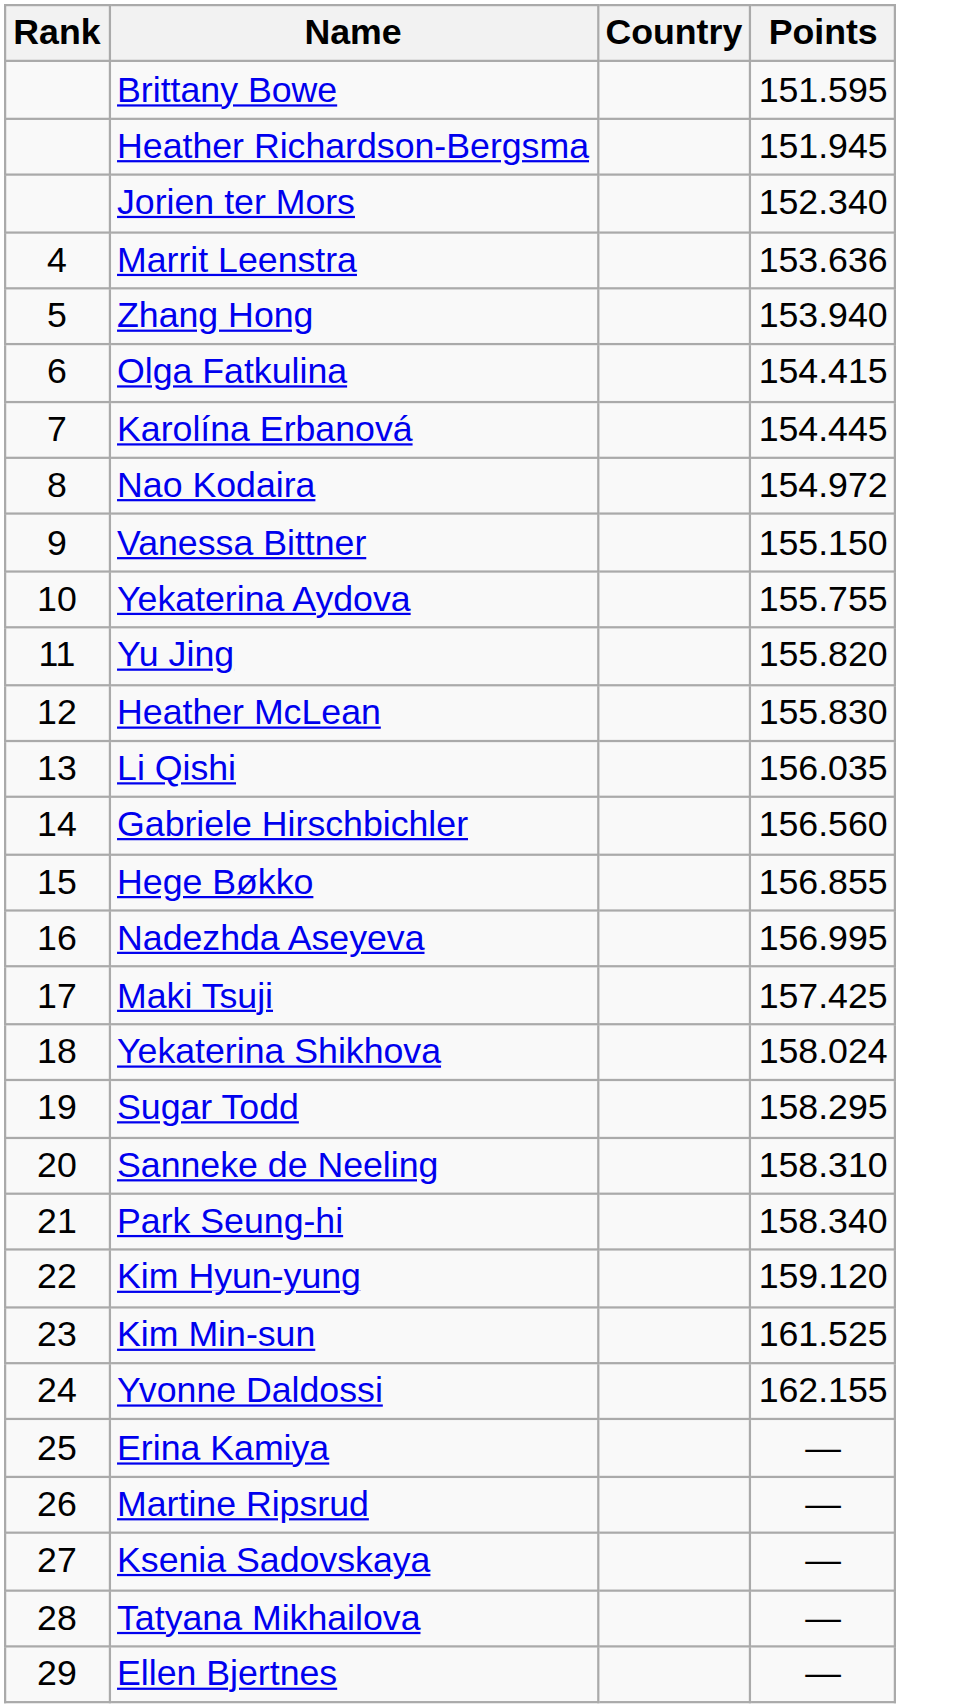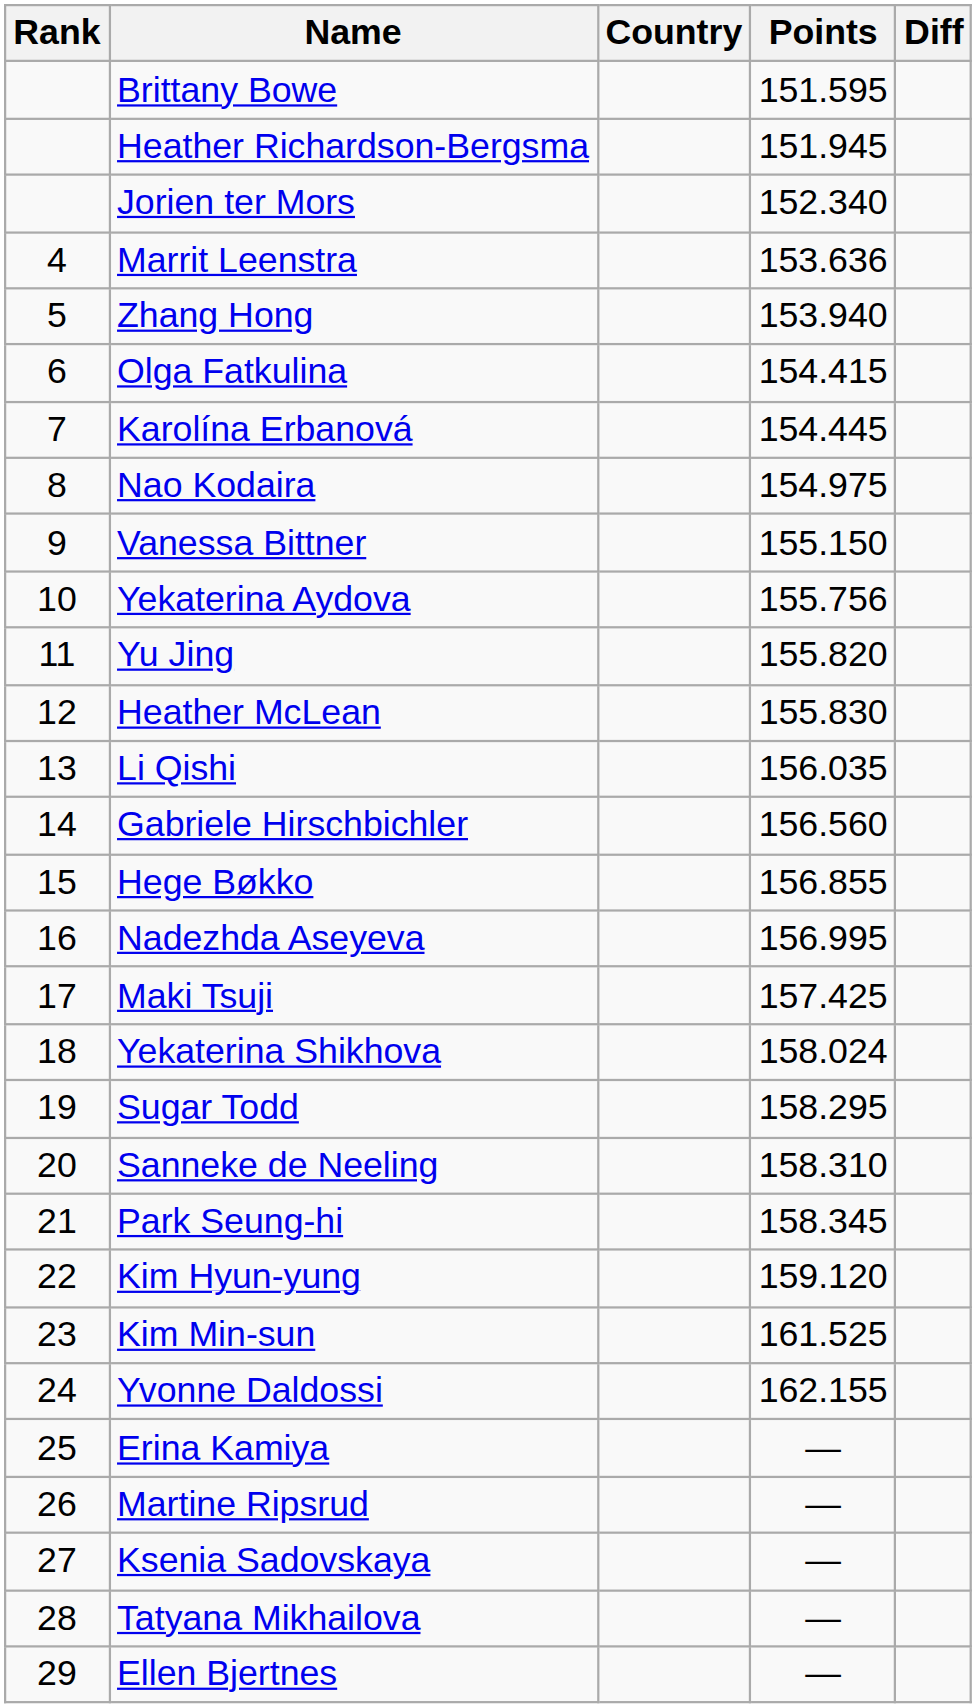+ column: (934, 32)
(823, 485) 154.972 -> (823, 485) 154.975
(823, 598) 155.755 -> (823, 598) 155.756
(823, 1221) 158.340 -> (823, 1221) 158.345
